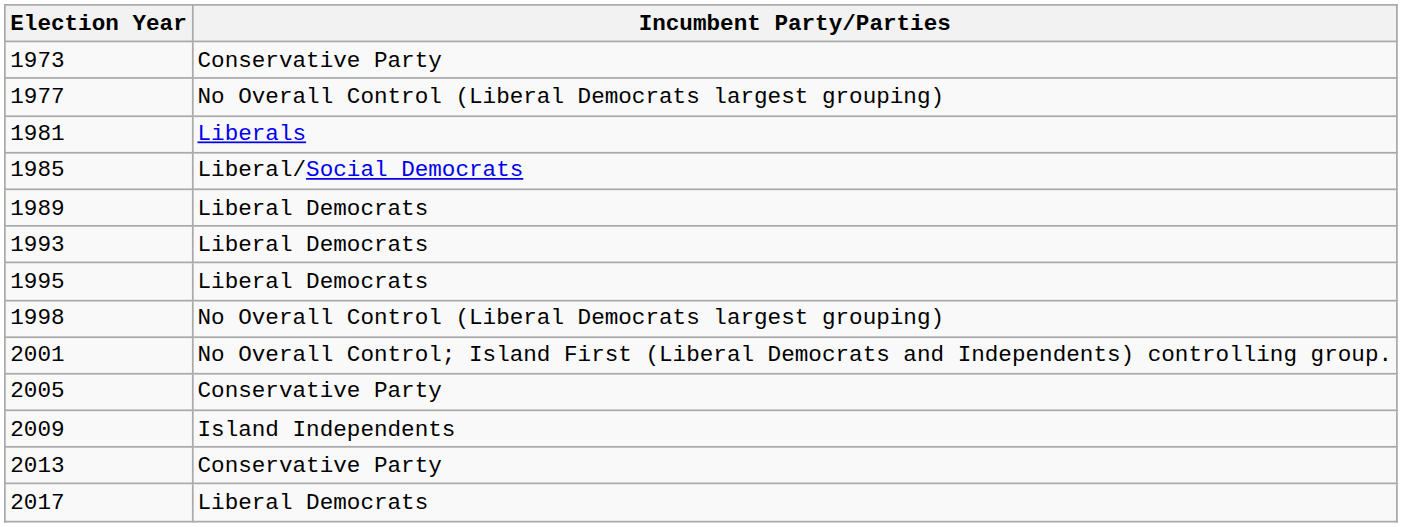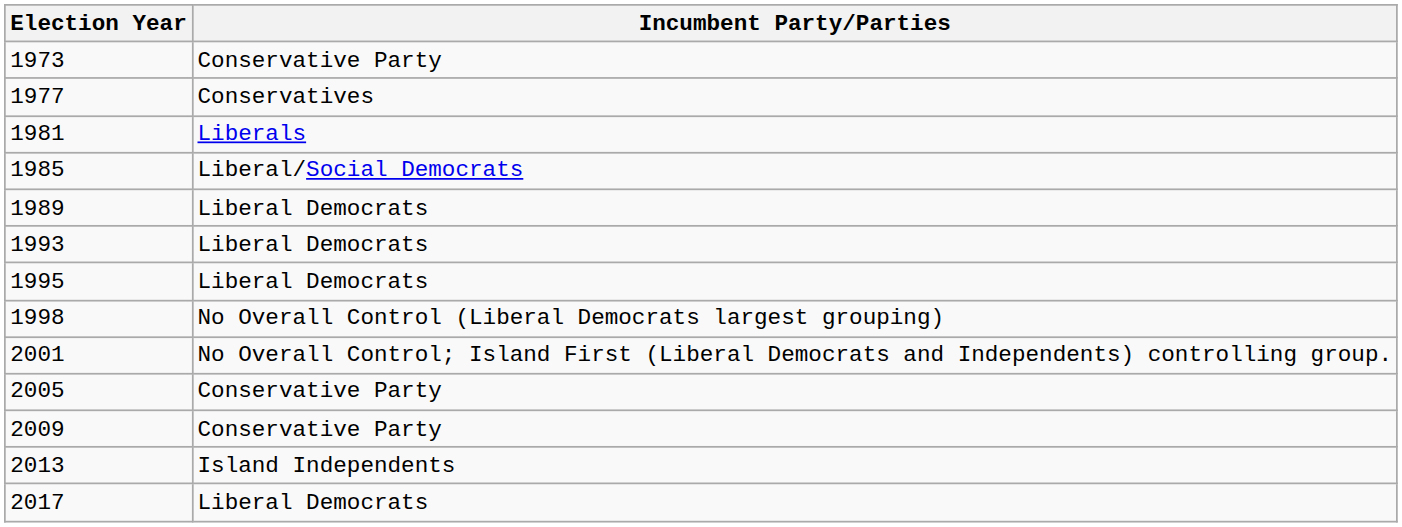(571, 97) No Overall Control (Liberal Democrats largest grouping) -> (286, 97) Conservatives
(326, 429) Island Independents -> (320, 429) Conservative Party
(320, 466) Conservative Party -> (326, 466) Island Independents
